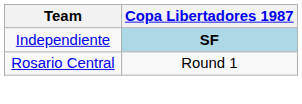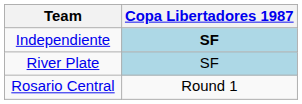+ row: (63, 63)
